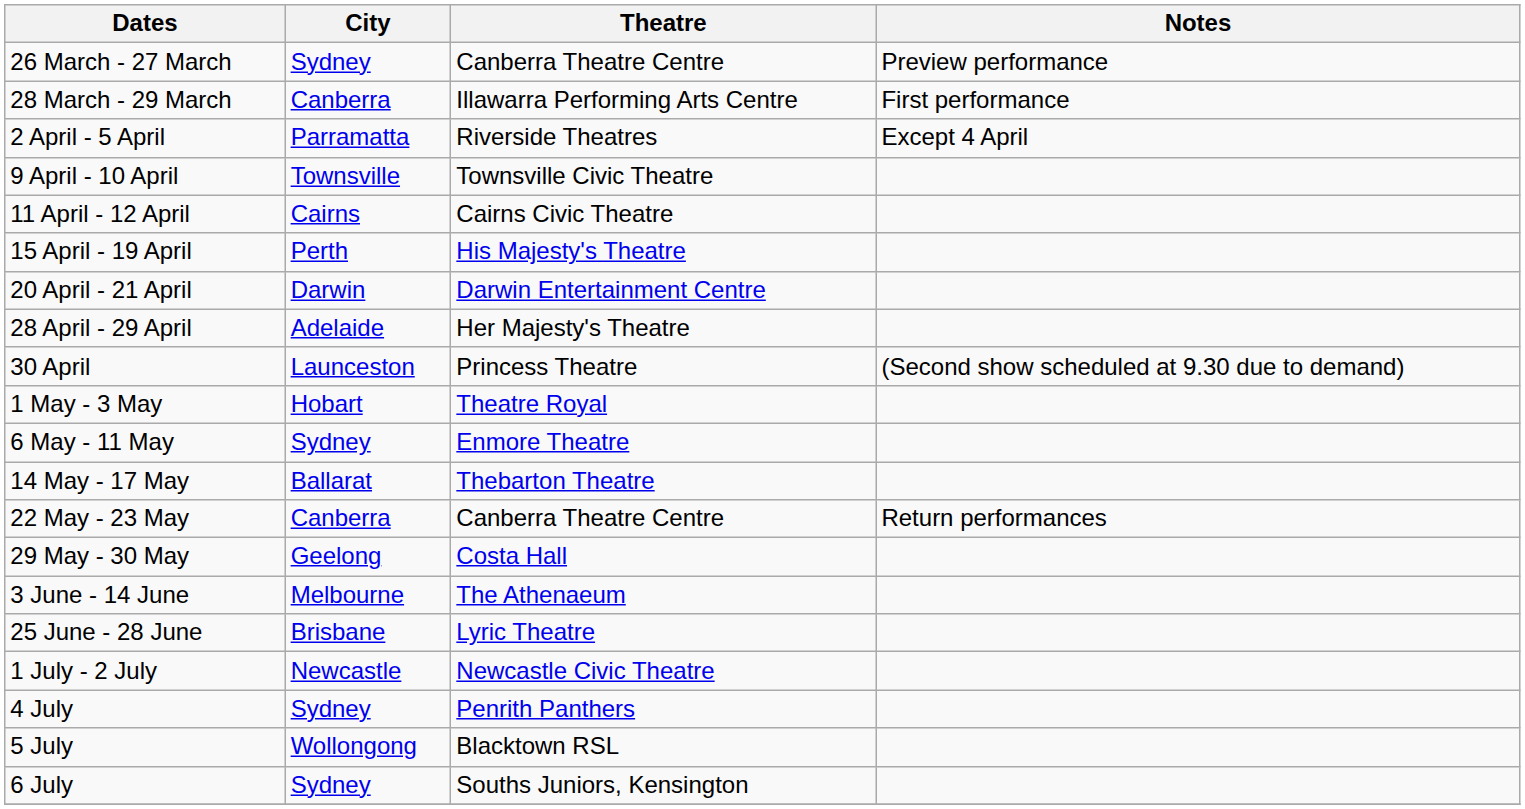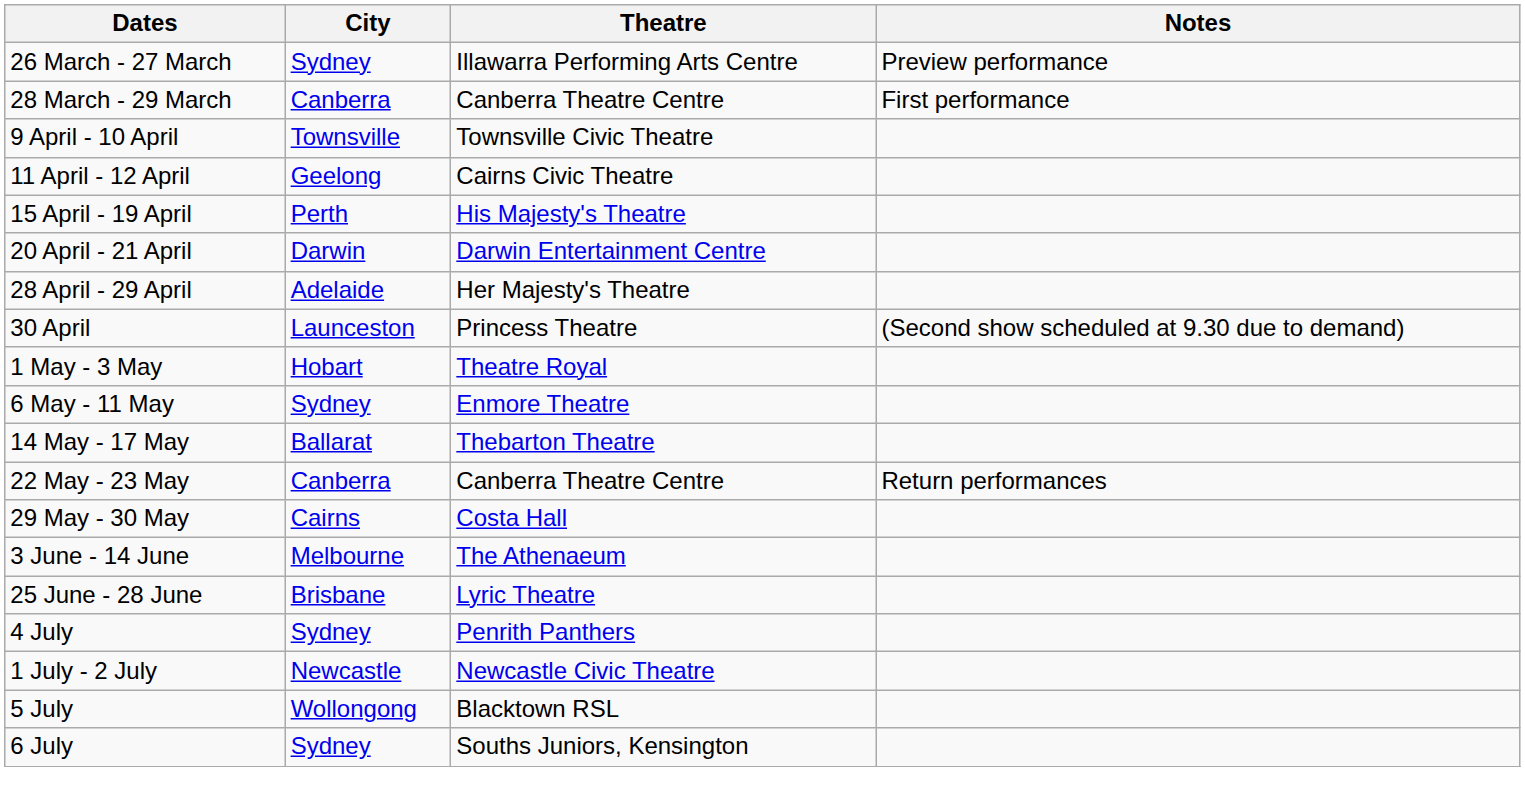(590, 61) Canberra Theatre Centre -> (627, 61) Illawarra Performing Arts Centre
(627, 99) Illawarra Performing Arts Centre -> (590, 99) Canberra Theatre Centre
- row: (88, 137)
(325, 213) Cairns -> (336, 175) Geelong
(336, 556) Geelong -> (325, 518) Cairns
rows swapped: (84, 670) <-> (42, 708)
